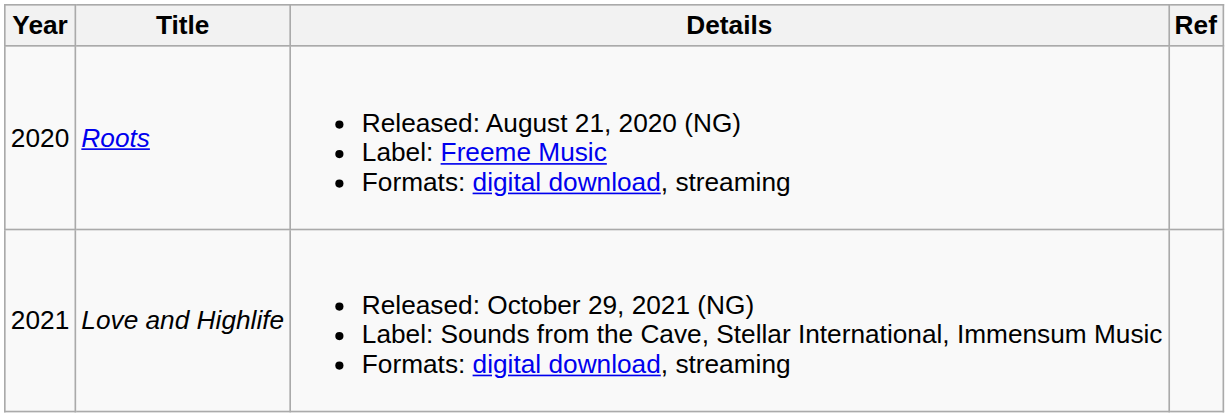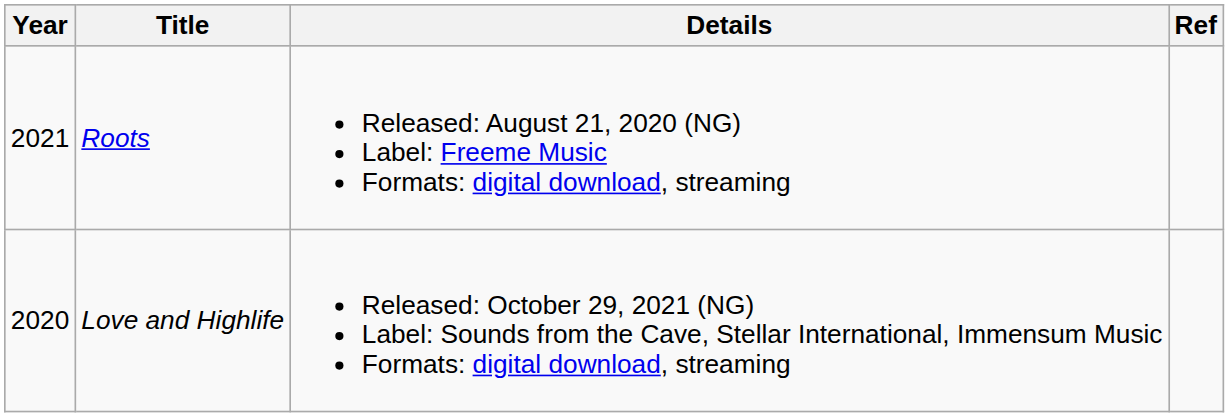(40, 137) 2020 -> (40, 137) 2021
(40, 320) 2021 -> (40, 320) 2020
